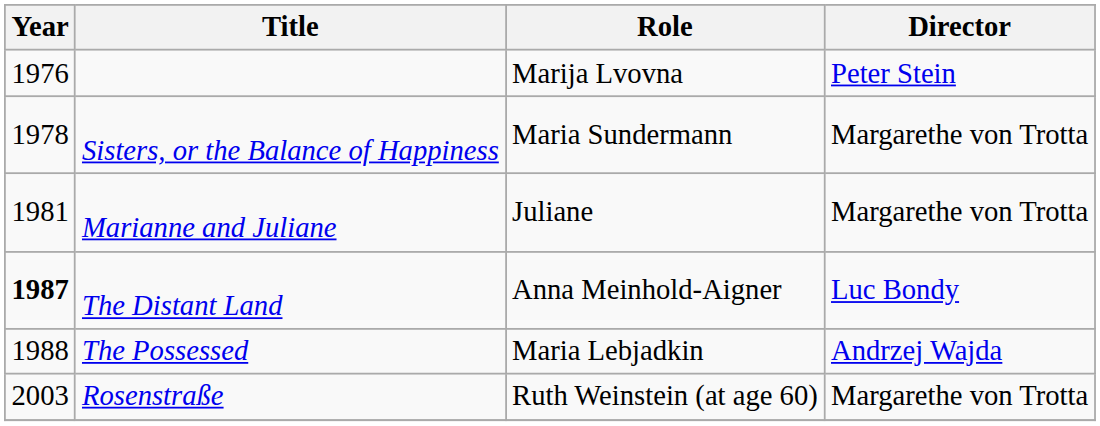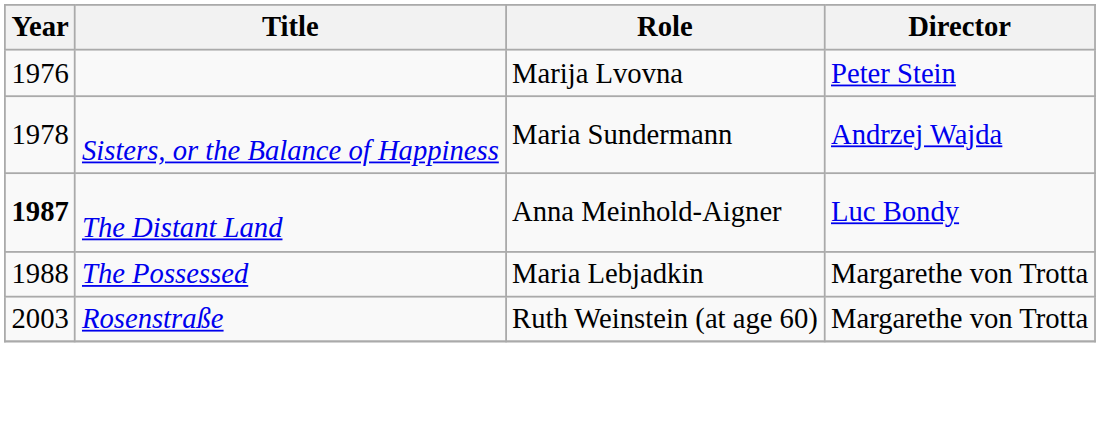(960, 134) Margarethe von Trotta -> (917, 134) Andrzej Wajda
- row: (209, 227)
(917, 350) Andrzej Wajda -> (960, 273) Margarethe von Trotta
